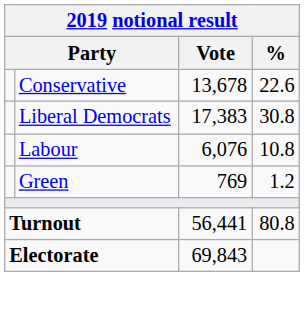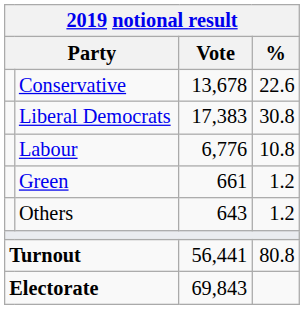(224, 149) 6,076 -> (224, 149) 6,776
(232, 181) 769 -> (232, 181) 661
+ row: (46, 213)
